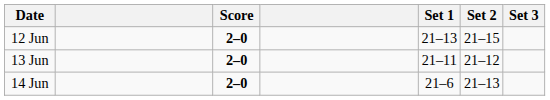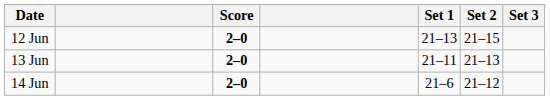(482, 60) 21–12 -> (482, 60) 21–13
(482, 83) 21–13 -> (482, 83) 21–12
